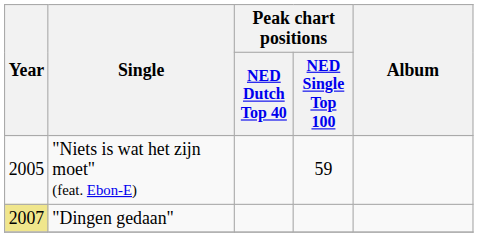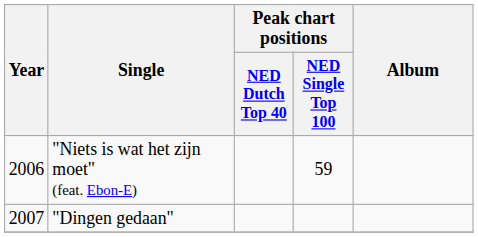(26, 169) 2005 -> (26, 169) 2006
(26, 217) khaki background -> (26, 217) no background
